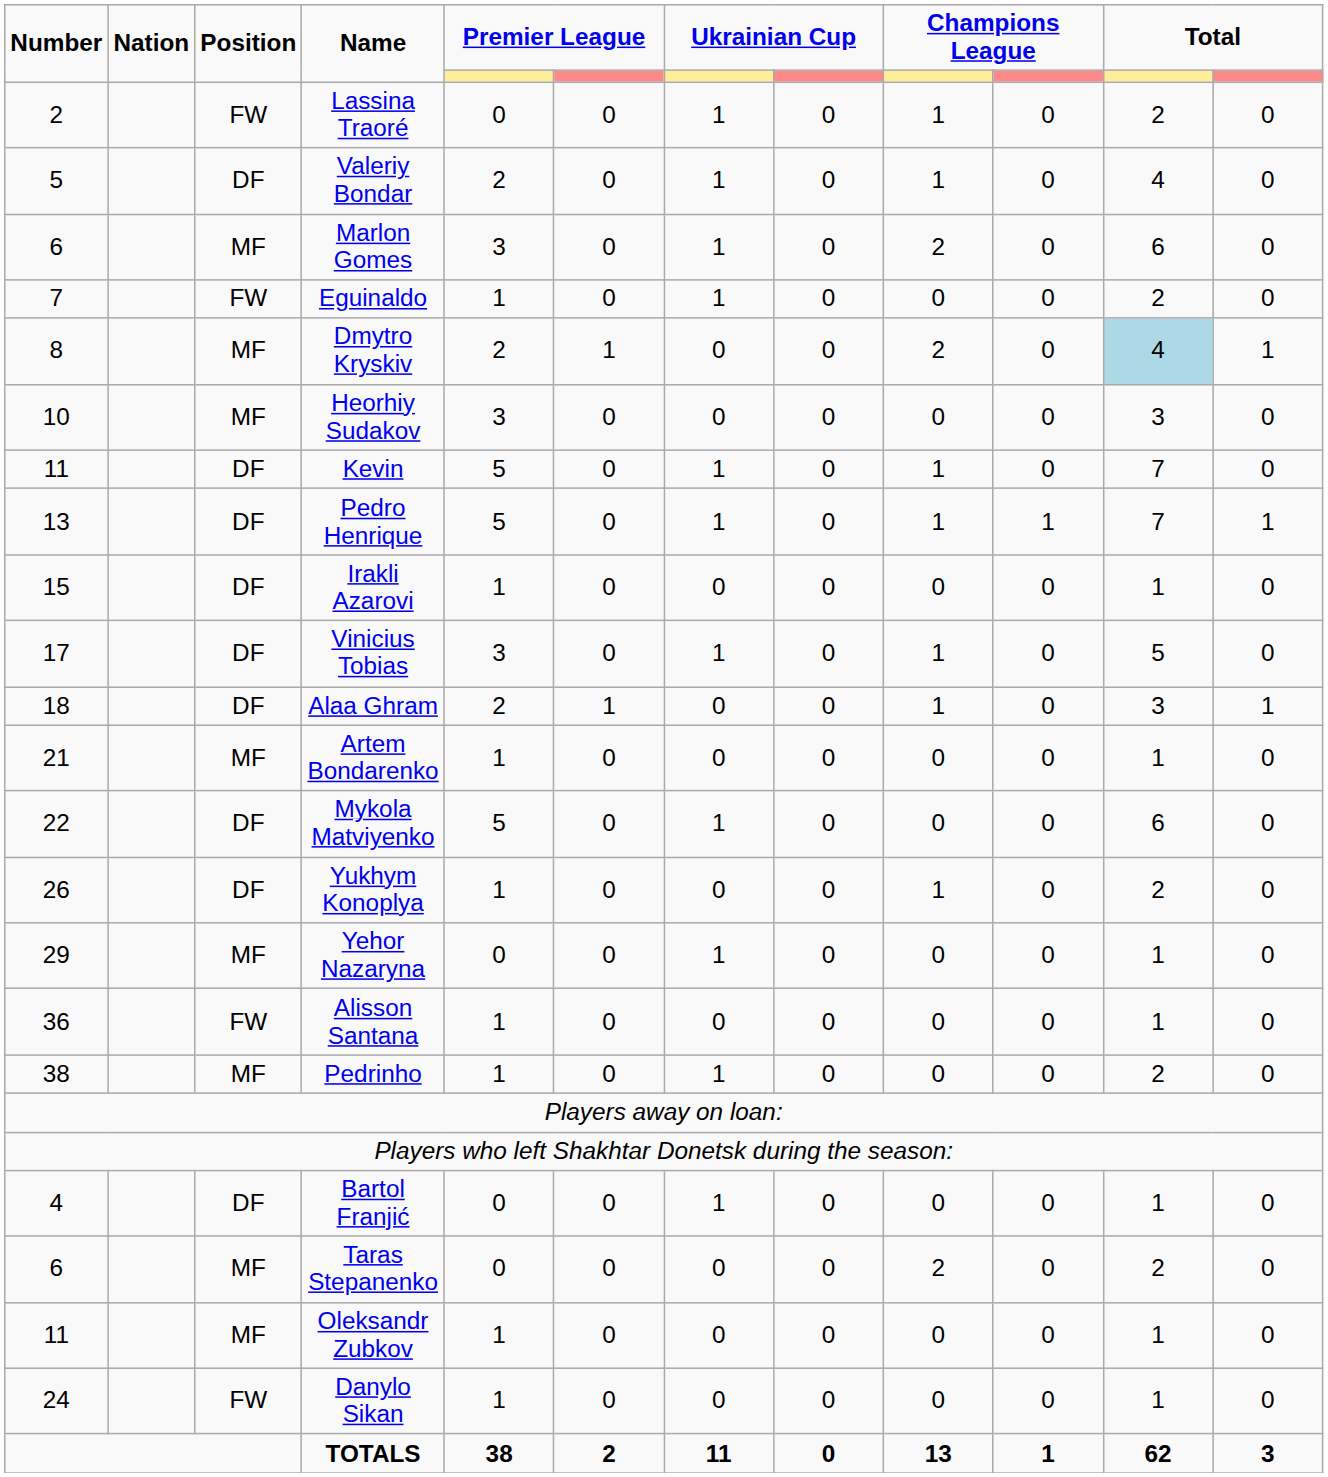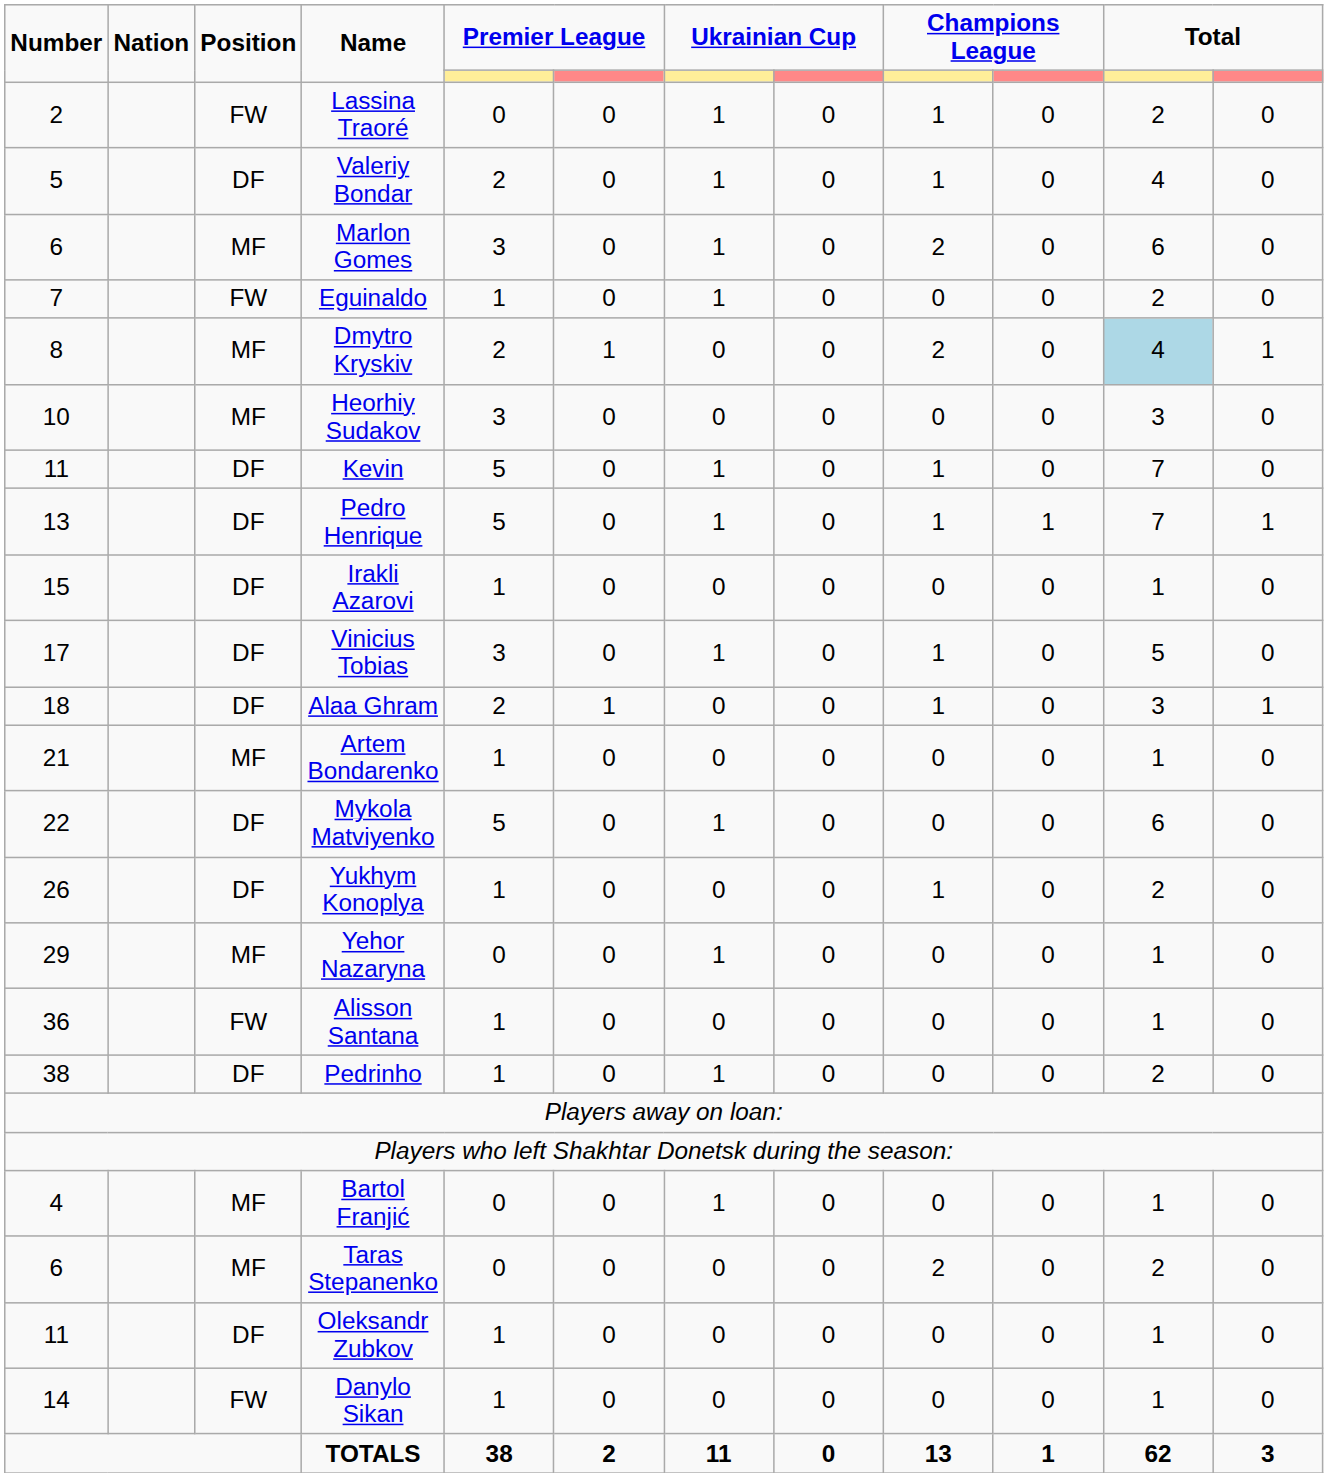(248, 1073) MF -> (248, 1073) DF
(248, 1203) DF -> (248, 1203) MF
(248, 1334) MF -> (248, 1334) DF
(56, 1400) 24 -> (56, 1400) 14
